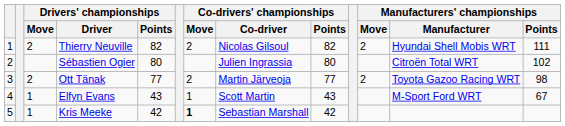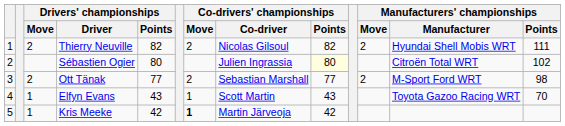(330, 63) no background -> (330, 63) lightyellow background
(255, 79) Martin Järveoja -> (263, 79) Sebastian Marshall
(456, 79) Toyota Gazoo Racing WRT -> (437, 79) M-Sport Ford WRT
(437, 96) M-Sport Ford WRT -> (456, 96) Toyota Gazoo Racing WRT
(542, 96) 67 -> (542, 96) 70
(263, 113) Sebastian Marshall -> (255, 113) Martin Järveoja
